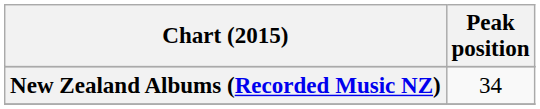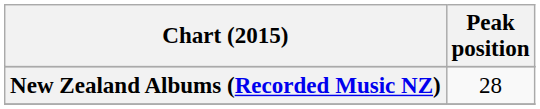(490, 85) 34 -> (490, 85) 28
